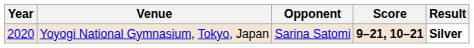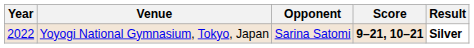(21, 33) 2020 -> (21, 33) 2022
